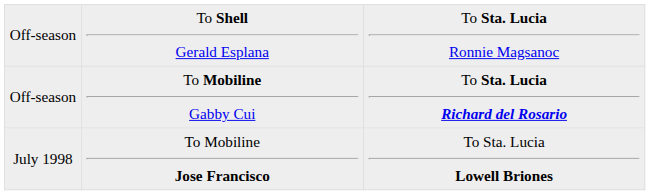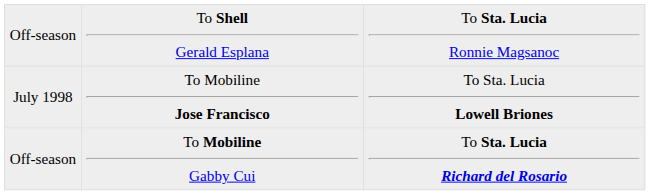rows swapped: (43, 97) <-> (43, 158)
